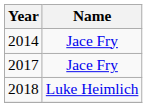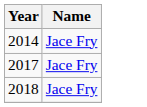(92, 89) Luke Heimlich -> (72, 89) Jace Fry
